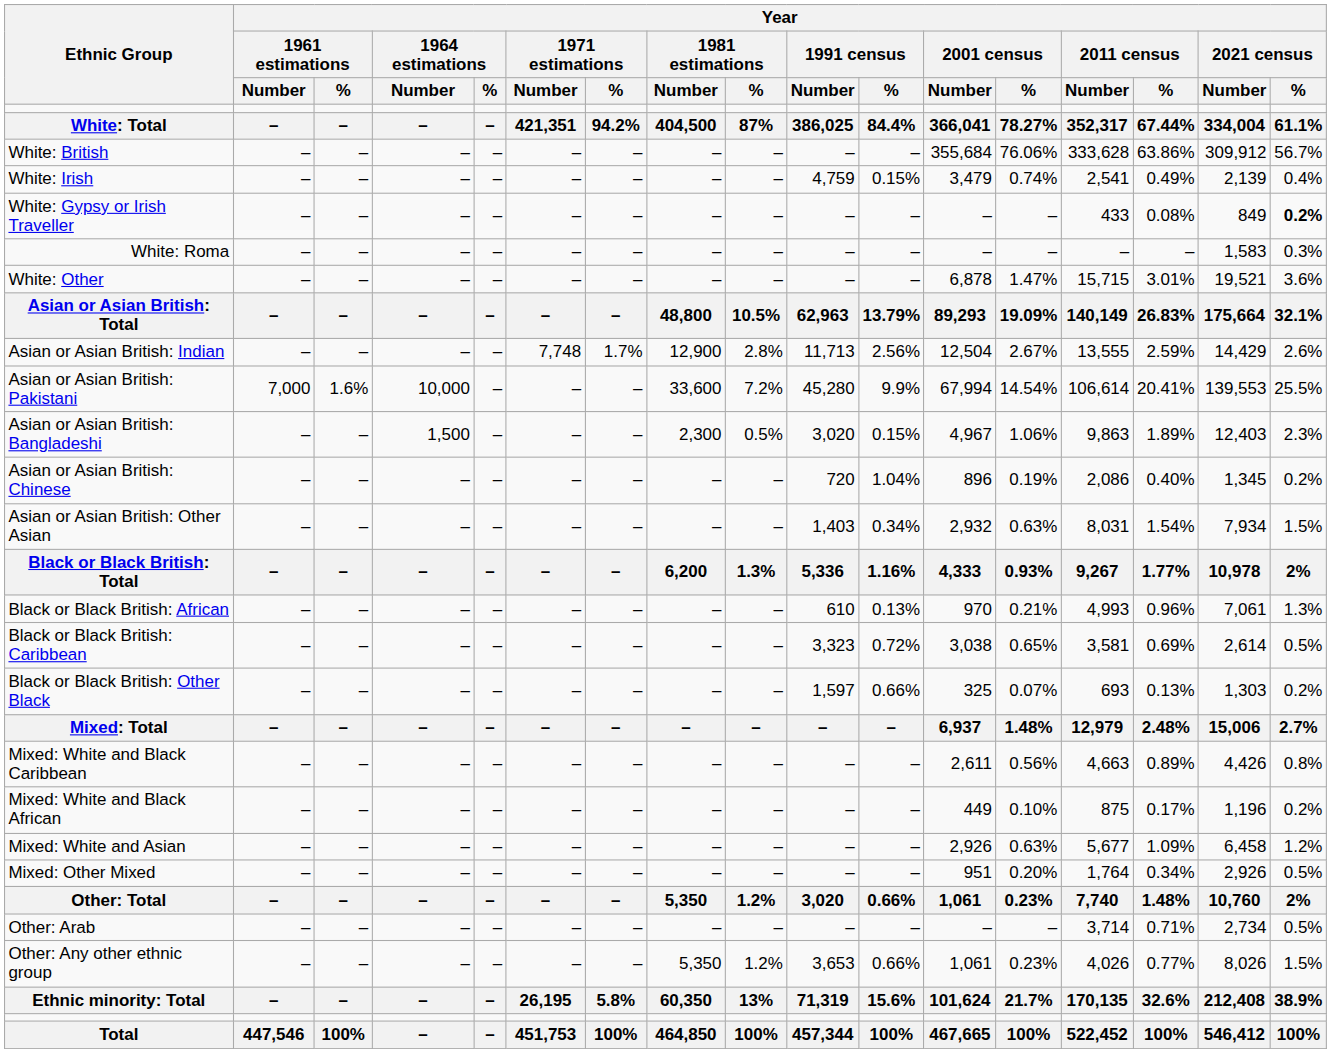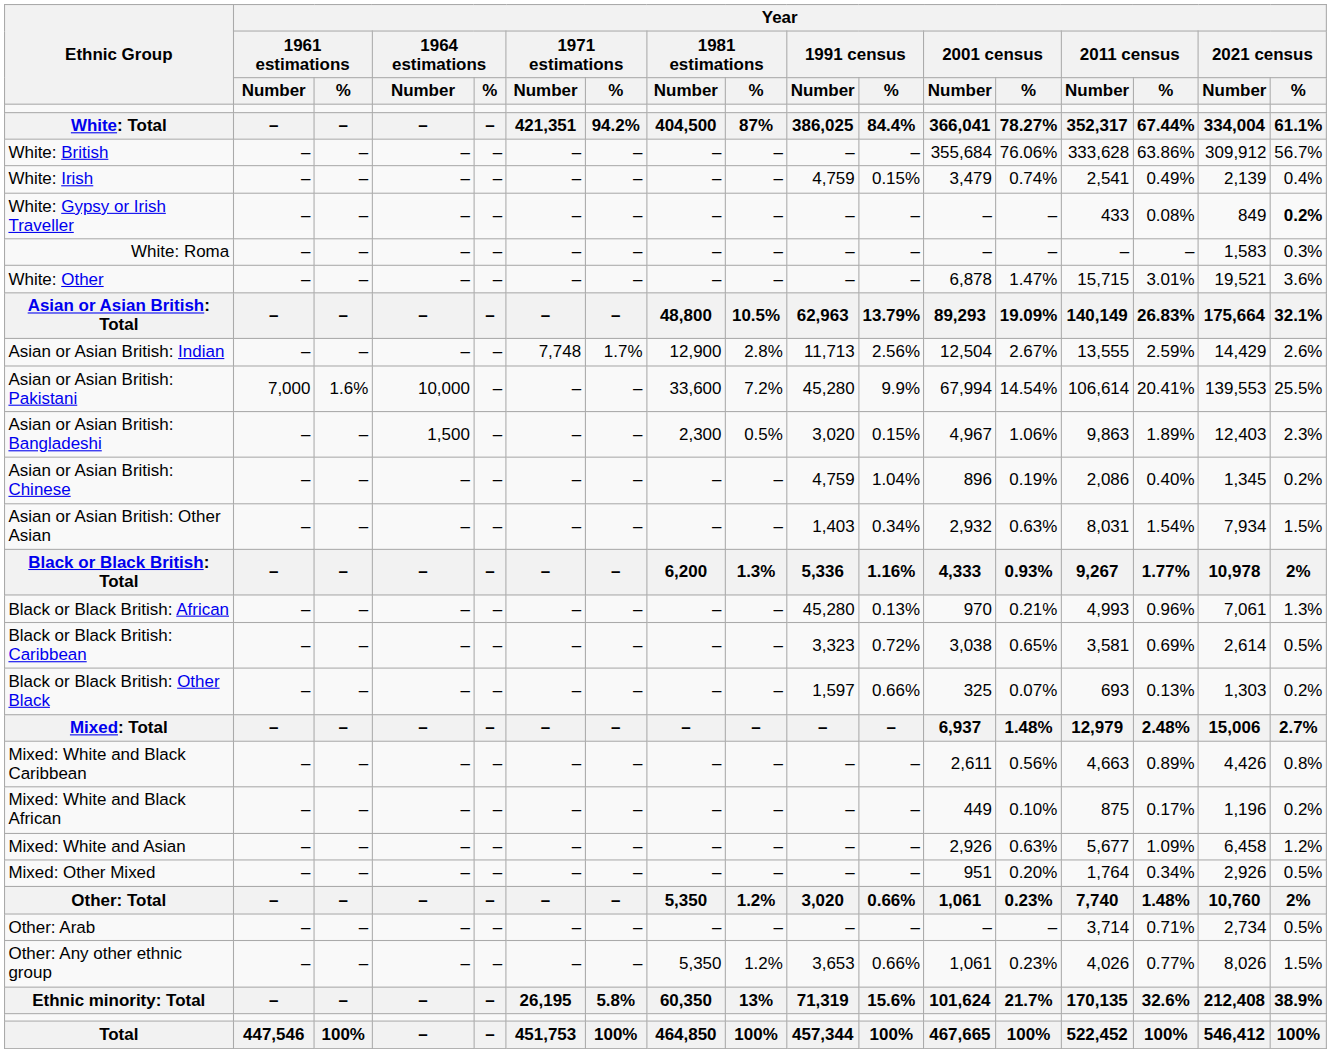(841, 480) 720 -> (833, 480) 4,759
(841, 608) 610 -> (829, 608) 45,280
